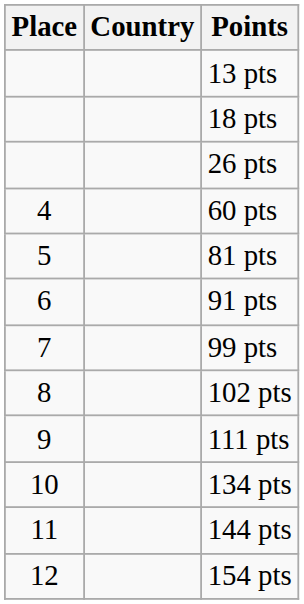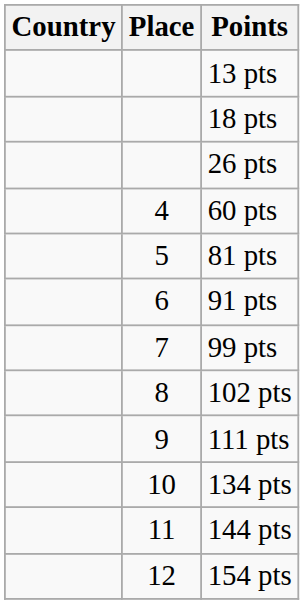columns swapped: (44, 27) <-> (142, 27)
